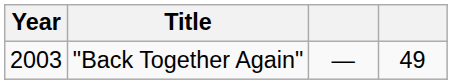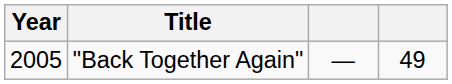(36, 60) 2003 -> (36, 60) 2005
